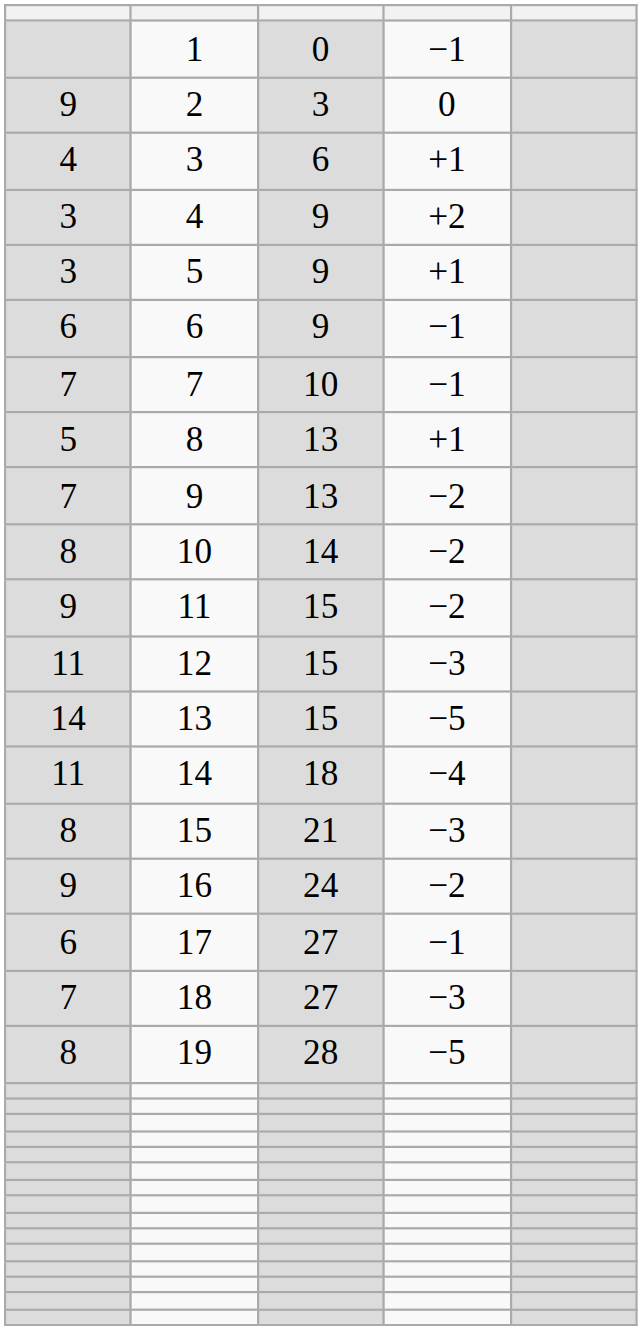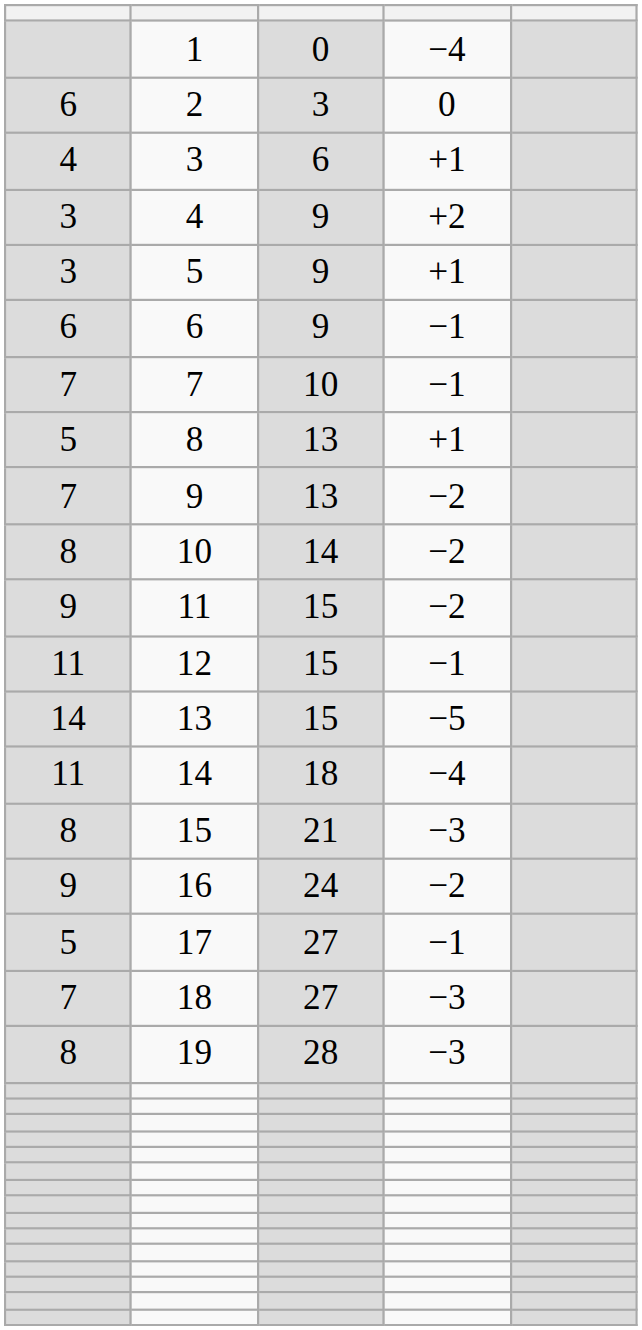(447, 48) −1 -> (447, 48) −4
(68, 104) 9 -> (68, 104) 6
(447, 662) −3 -> (447, 662) −1
(68, 941) 6 -> (68, 941) 5
(447, 1053) −5 -> (447, 1053) −3
